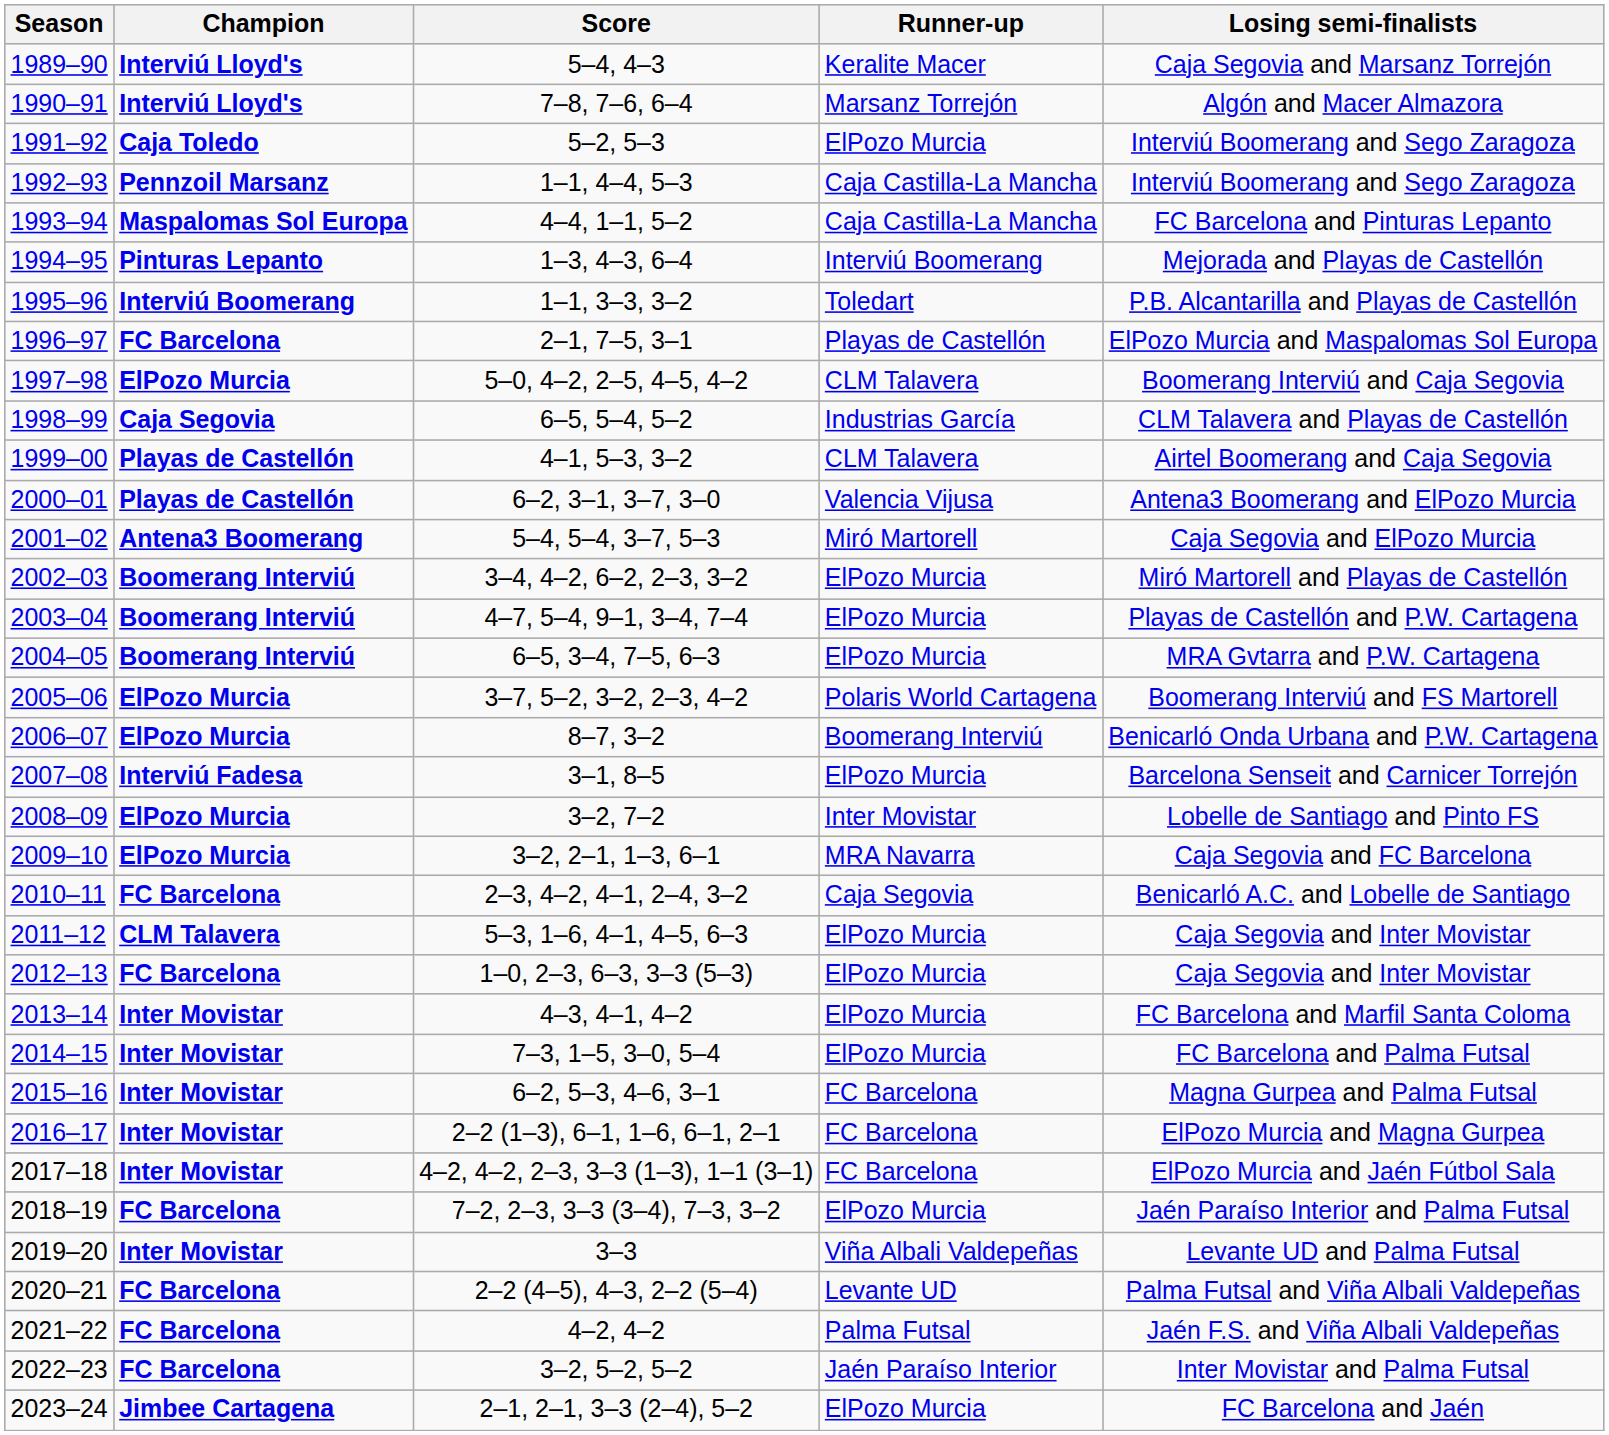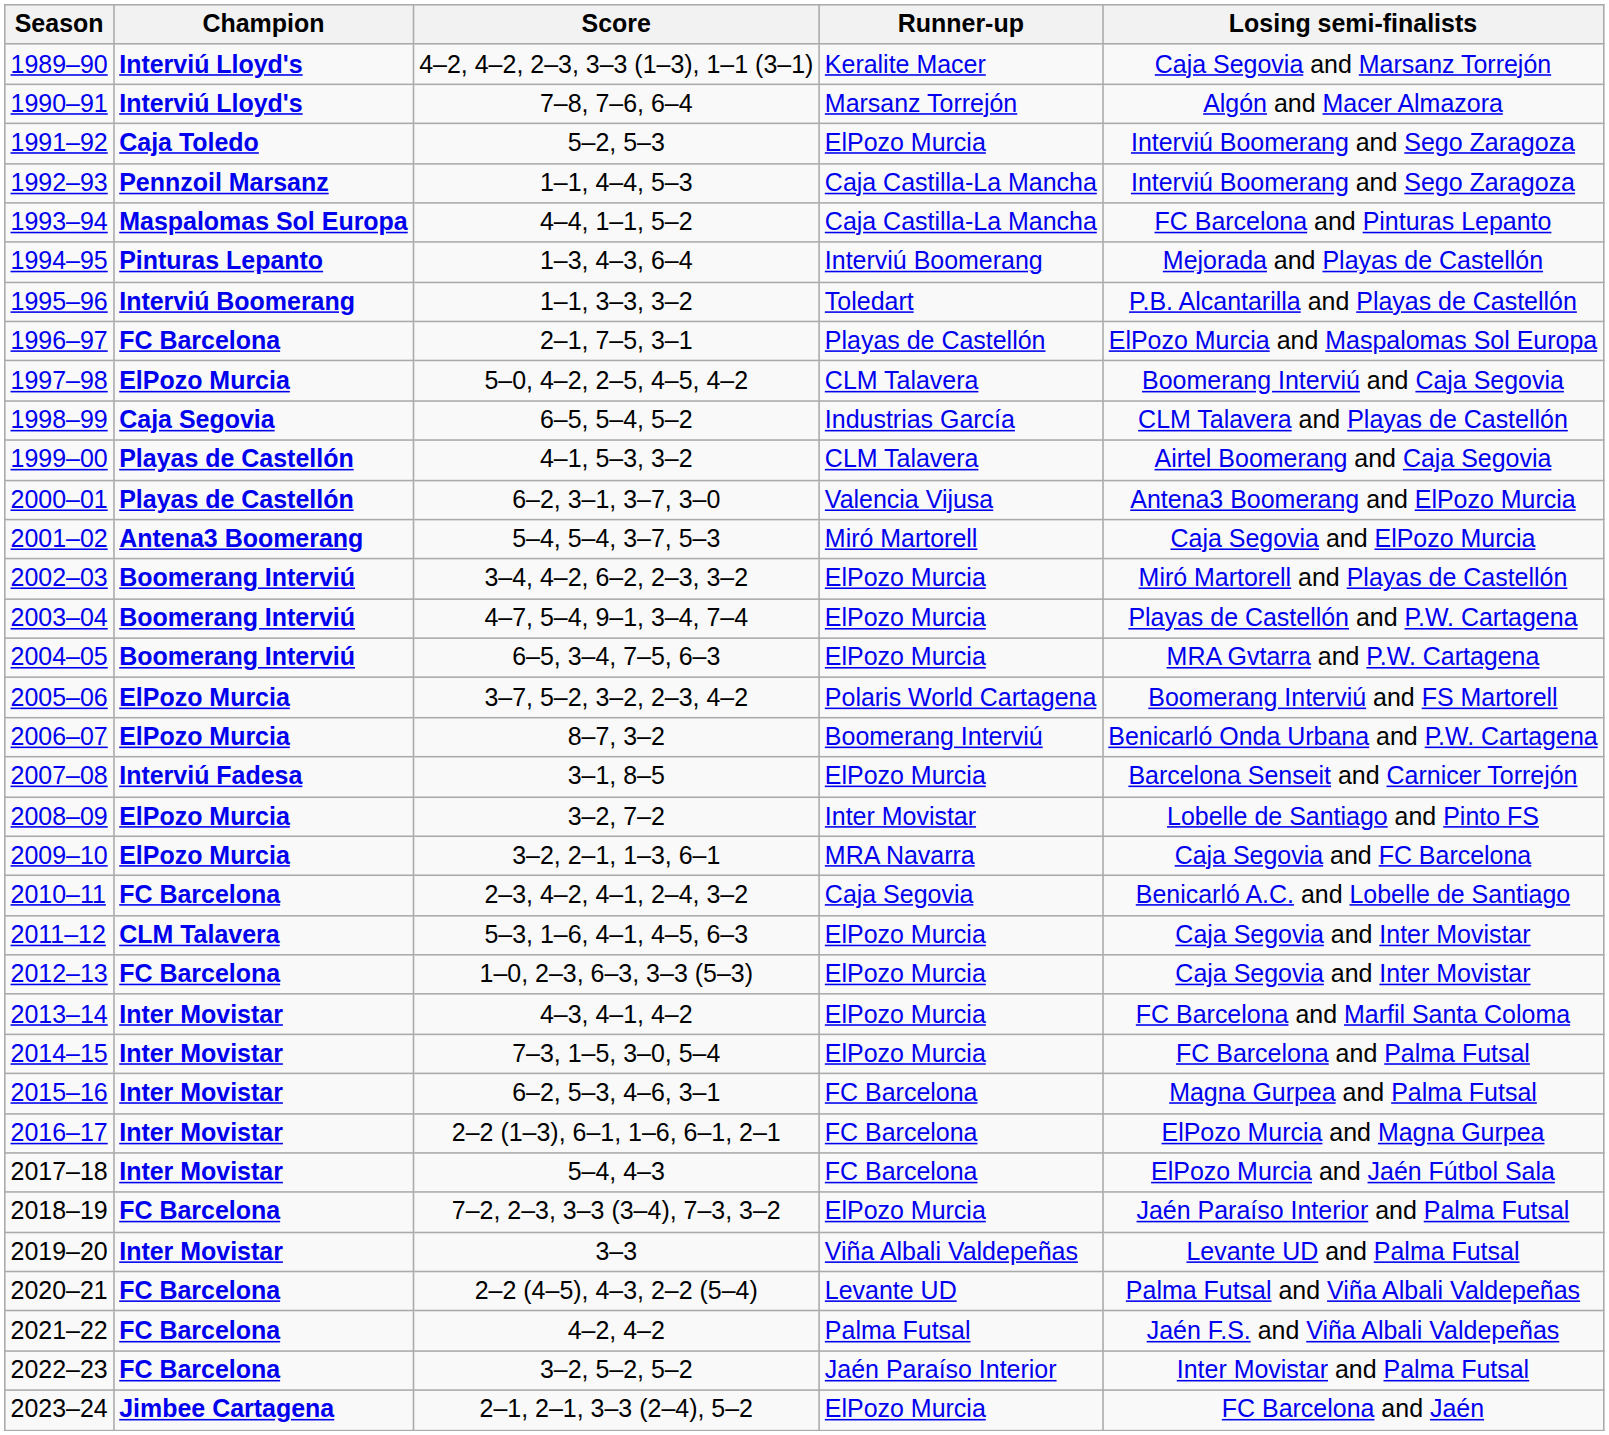(616, 63) 5–4, 4–3 -> (616, 63) 4–2, 4–2, 2–3, 3–3 (1–3), 1–1 (3–1)
(616, 1172) 4–2, 4–2, 2–3, 3–3 (1–3), 1–1 (3–1) -> (616, 1172) 5–4, 4–3
